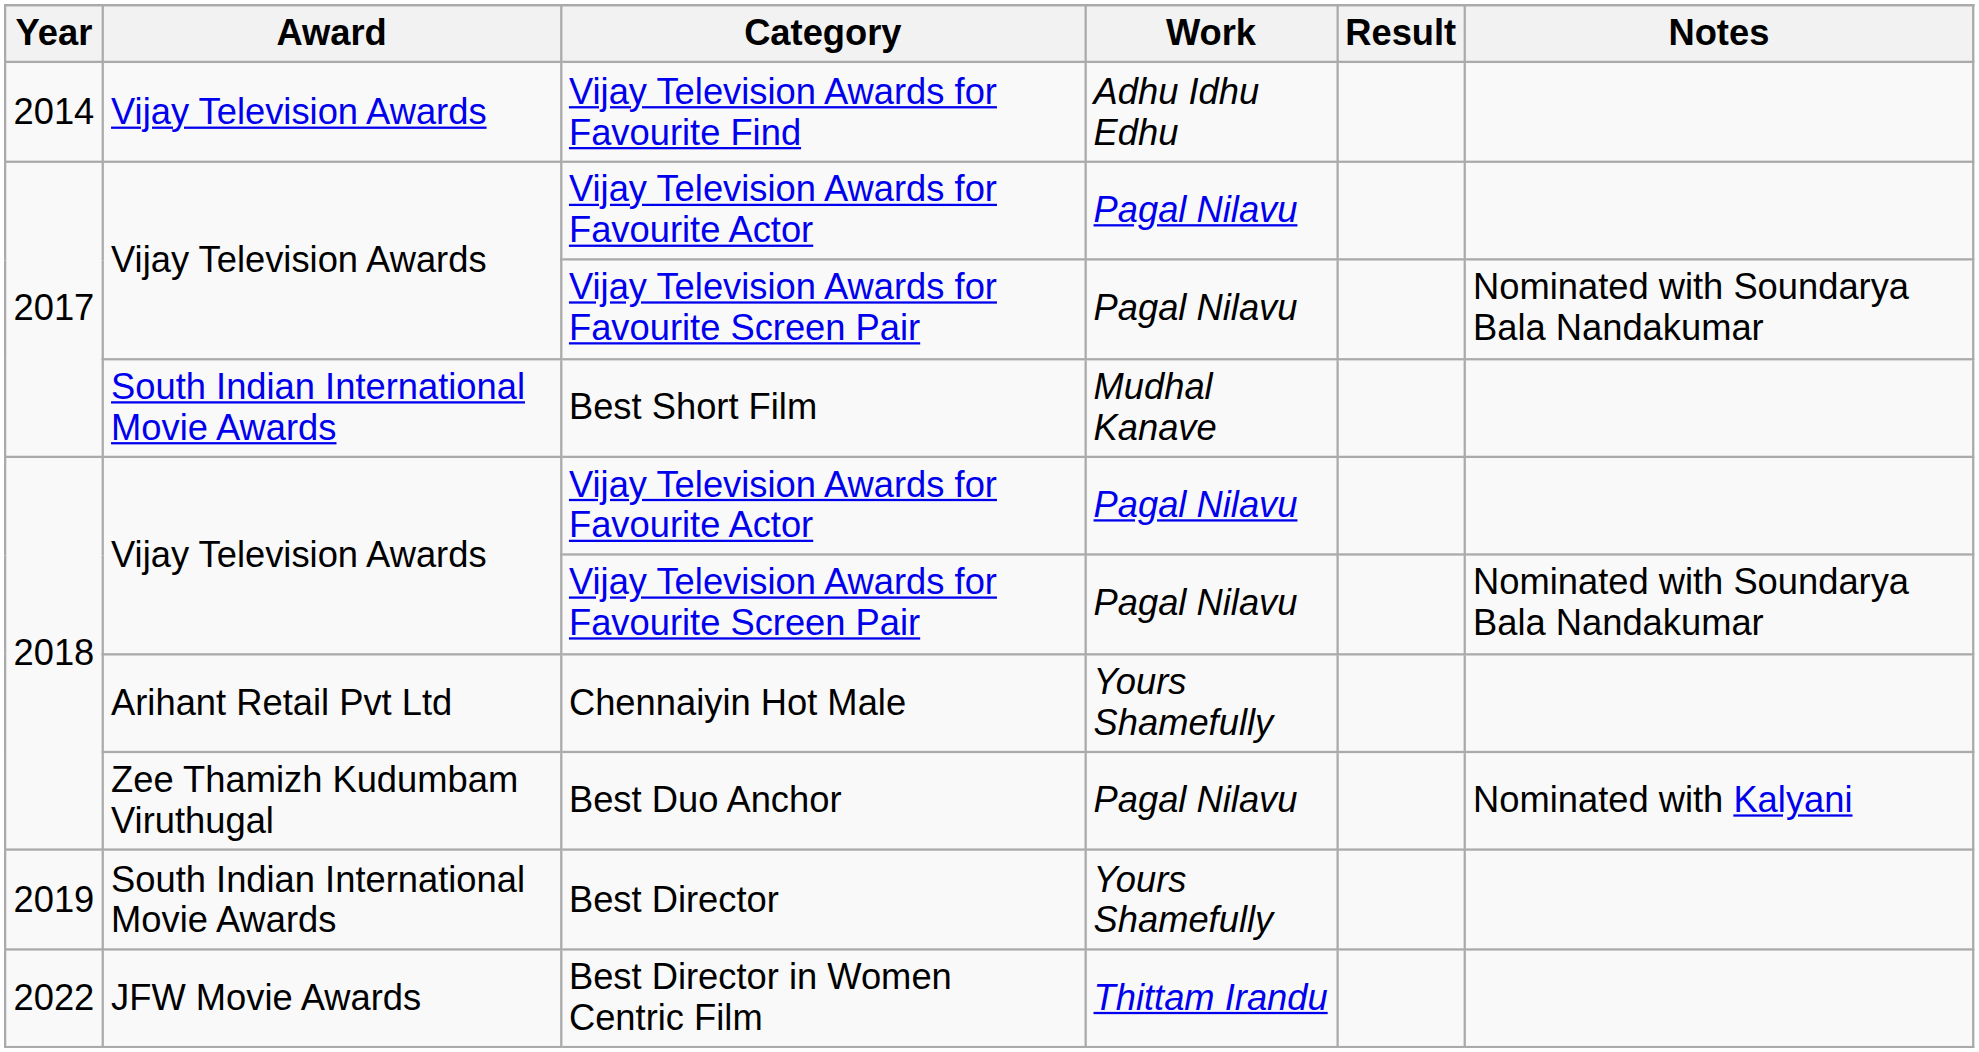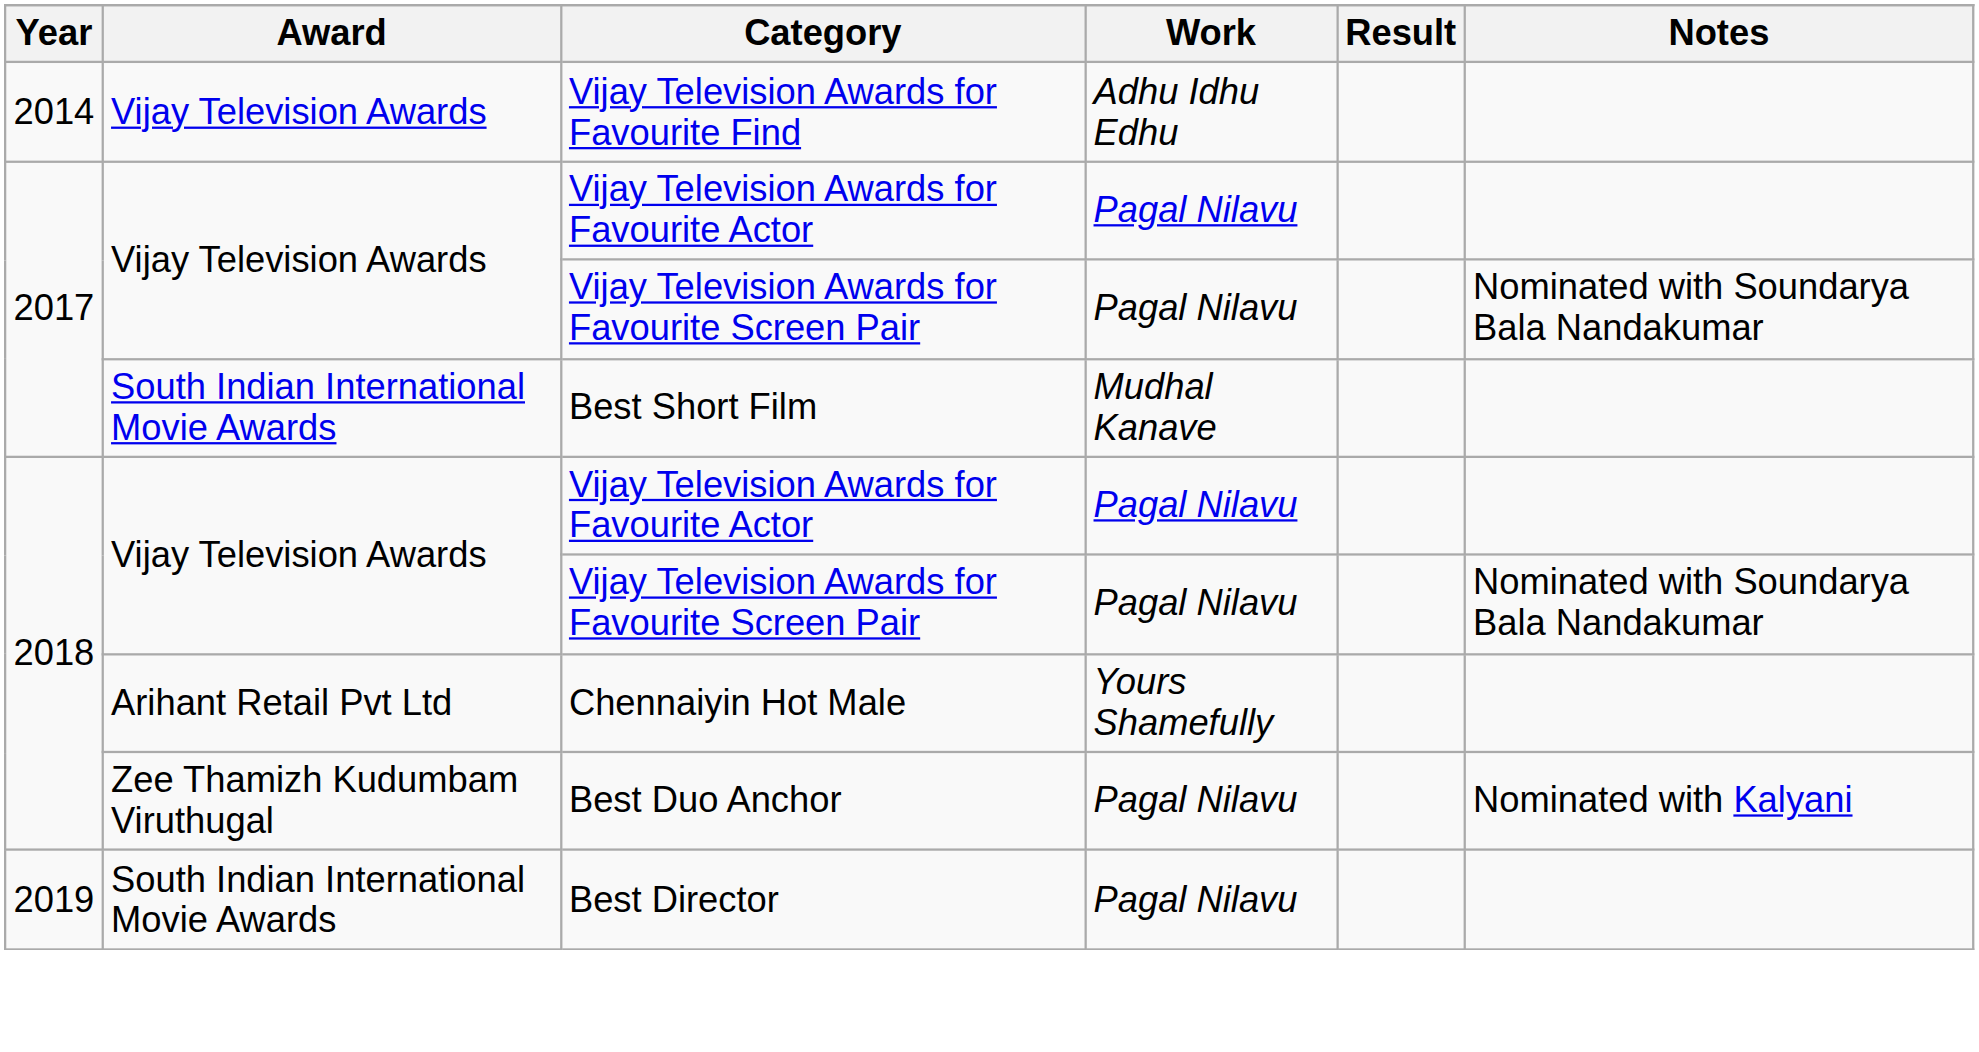(1183, 899) Yours Shamefully -> (1195, 899) Pagal Nilavu
- row: (54, 997)
